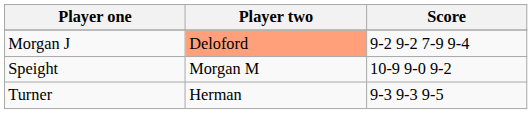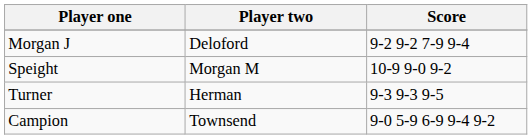(219, 43) lightsalmon background -> (219, 43) no background
+ row: (38, 120)
